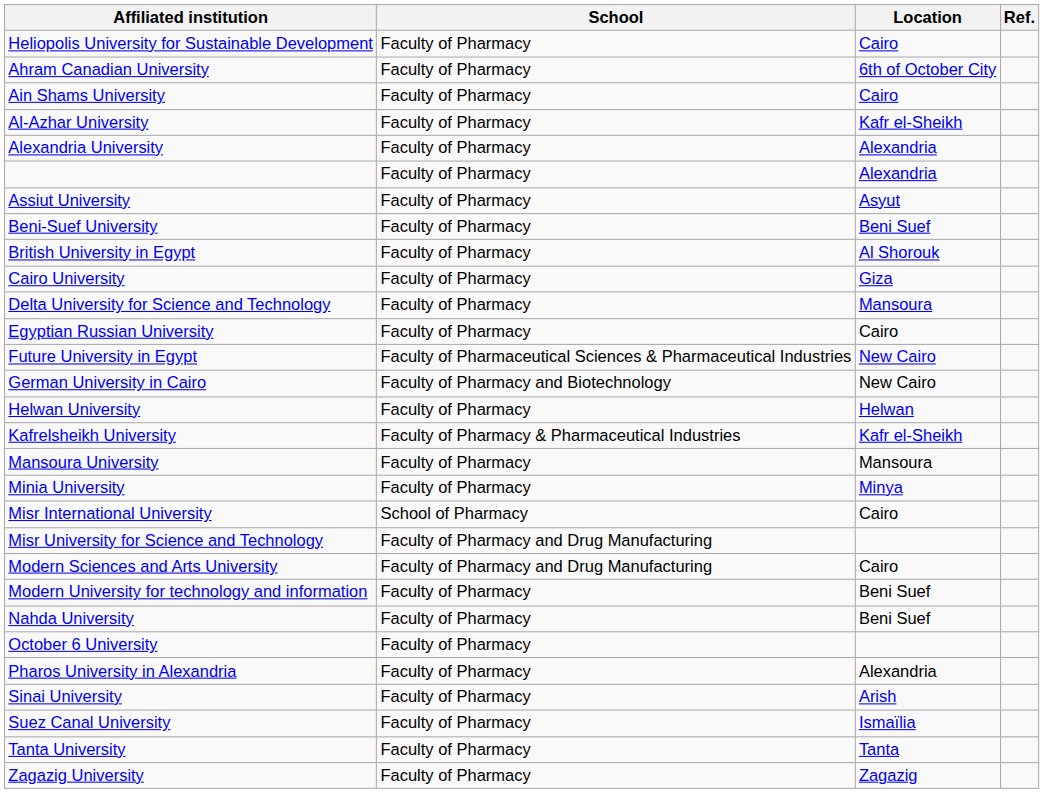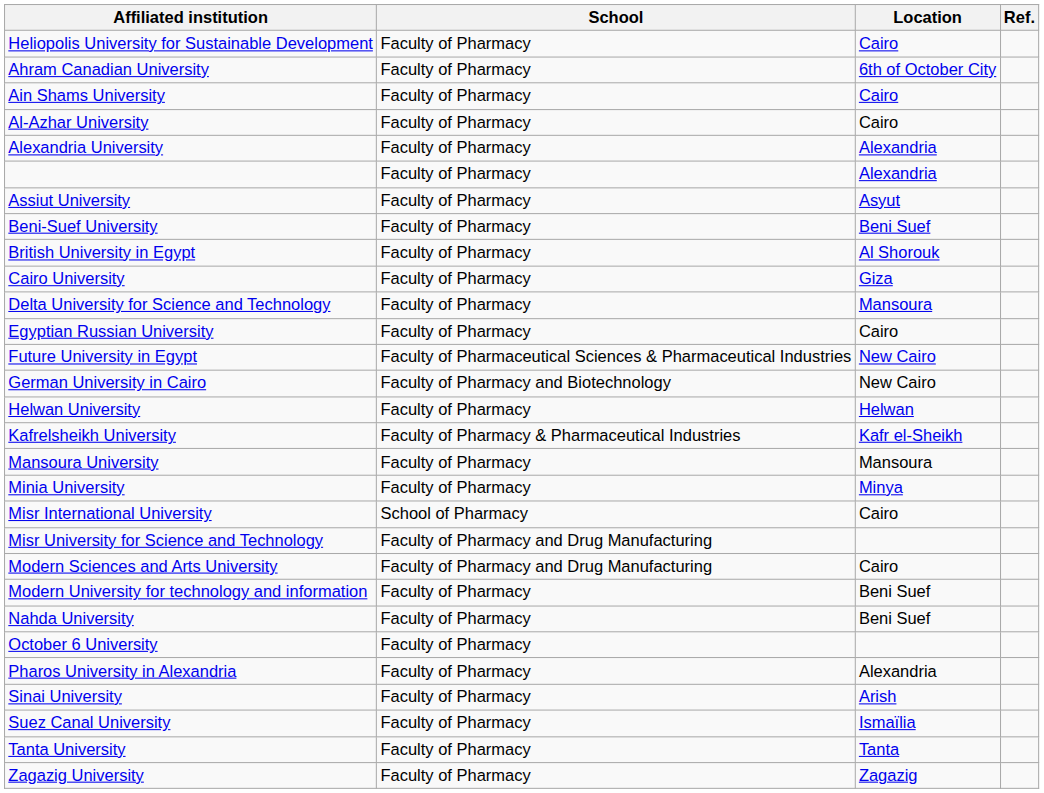(911, 122) Kafr el-Sheikh -> (879, 122) Cairo
